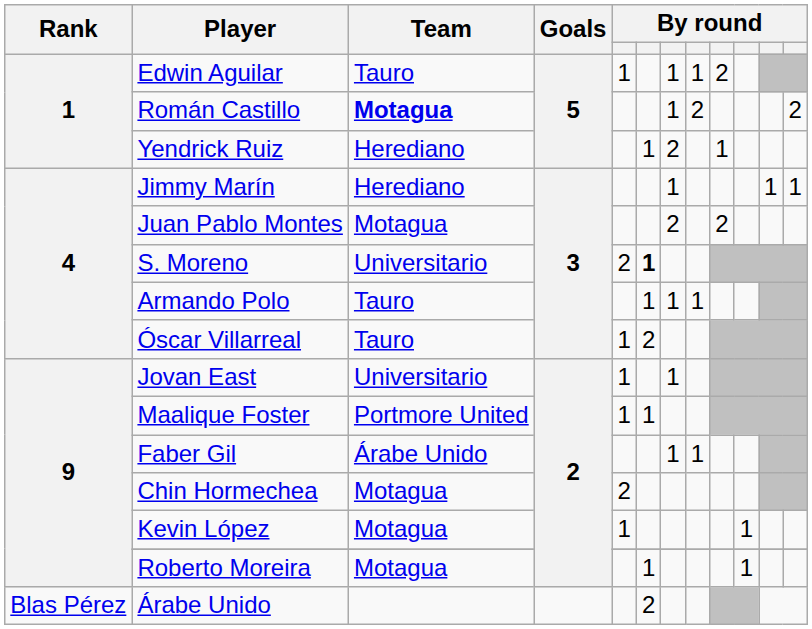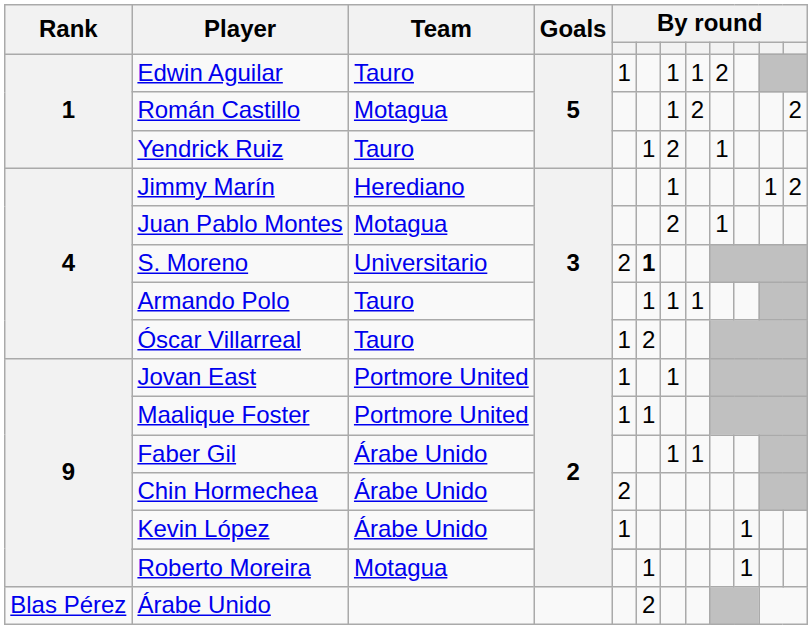(403, 110) bold -> (401, 110) normal
(409, 148) Herediano -> (384, 148) Tauro
(795, 186) 1 -> (795, 186) 2
(722, 224) 2 -> (722, 224) 1
(421, 377) Universitario -> (441, 377) Portmore United
(401, 491) Motagua -> (421, 491) Árabe Unido
(401, 529) Motagua -> (421, 529) Árabe Unido
